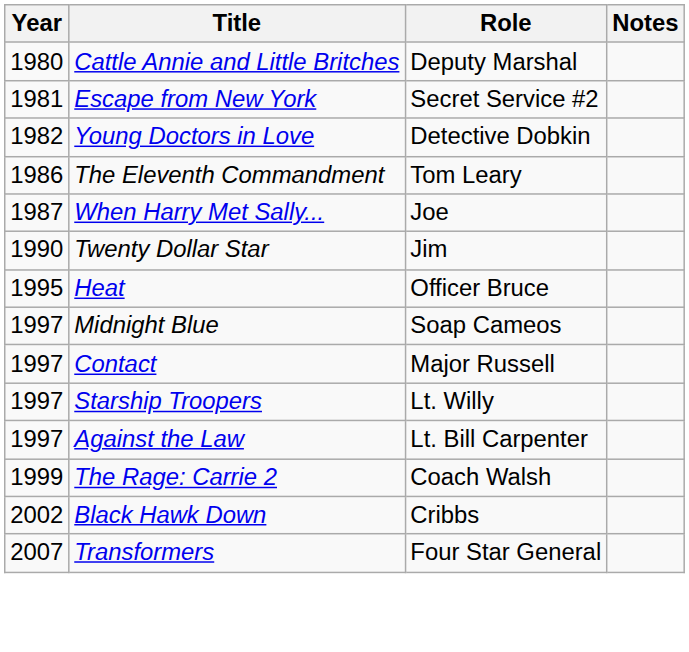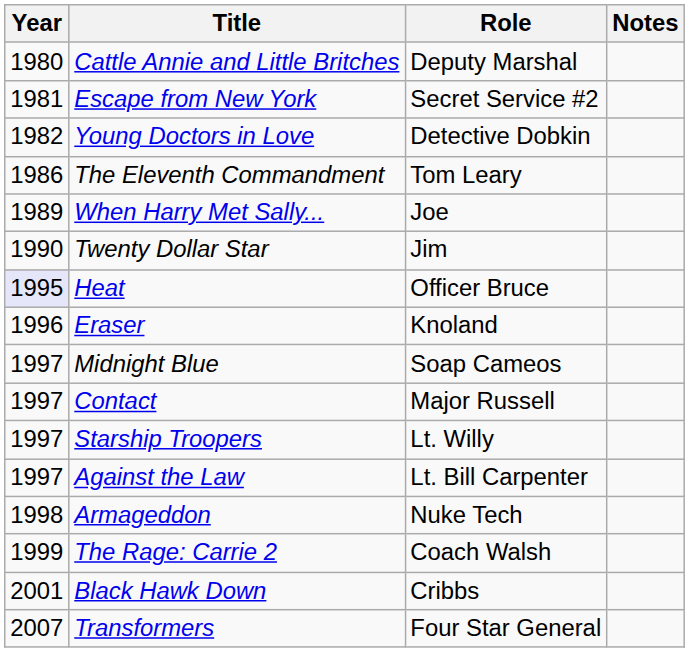(37, 212) 1987 -> (37, 212) 1989
(37, 288) no background -> (37, 288) lavender background
+ row: (109, 325)
+ row: (143, 514)
(37, 514) 2002 -> (37, 590) 2001
